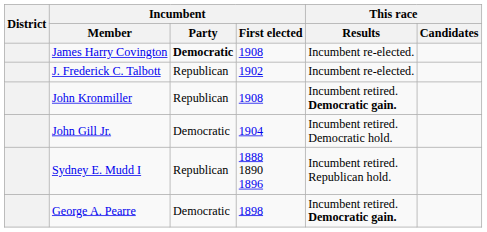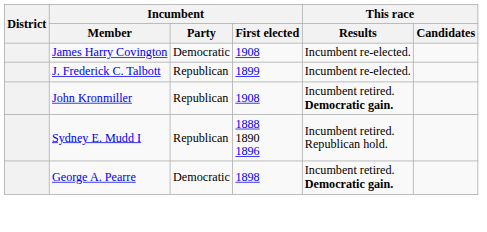(203, 52) bold -> (201, 52) normal
(251, 71) 1902 -> (248, 71) 1899
- row: (82, 131)
